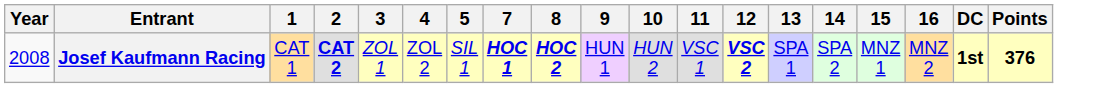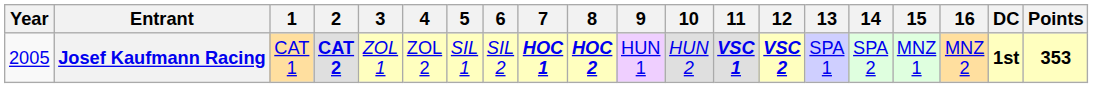+ column: (500, 19)
(29, 57) 2008 -> (29, 57) 2005
(700, 57) normal -> (736, 57) bold
(1020, 57) 376 -> (1056, 57) 353
